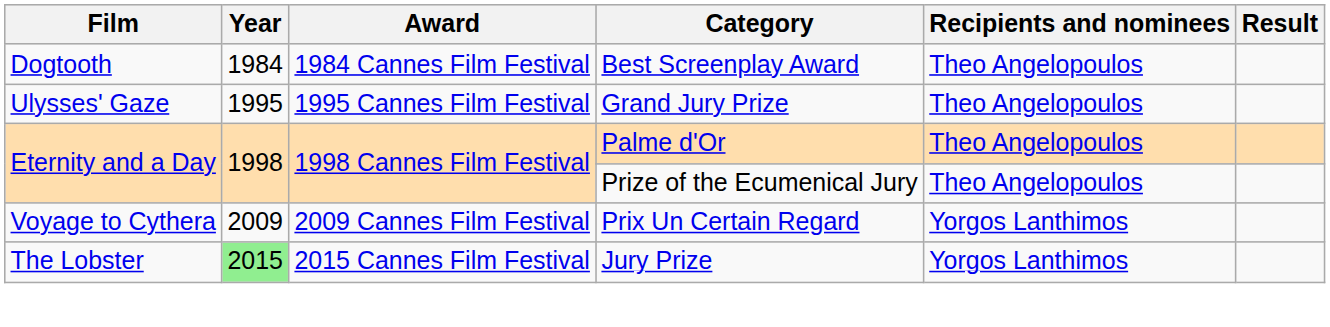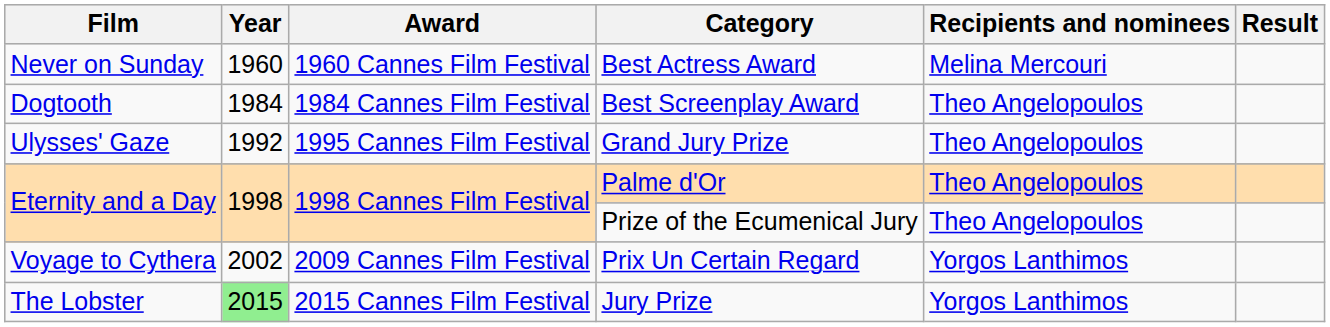+ row: (709, 63)
(255, 103) 1995 -> (255, 143) 1992
(255, 222) 2009 -> (255, 261) 2002
